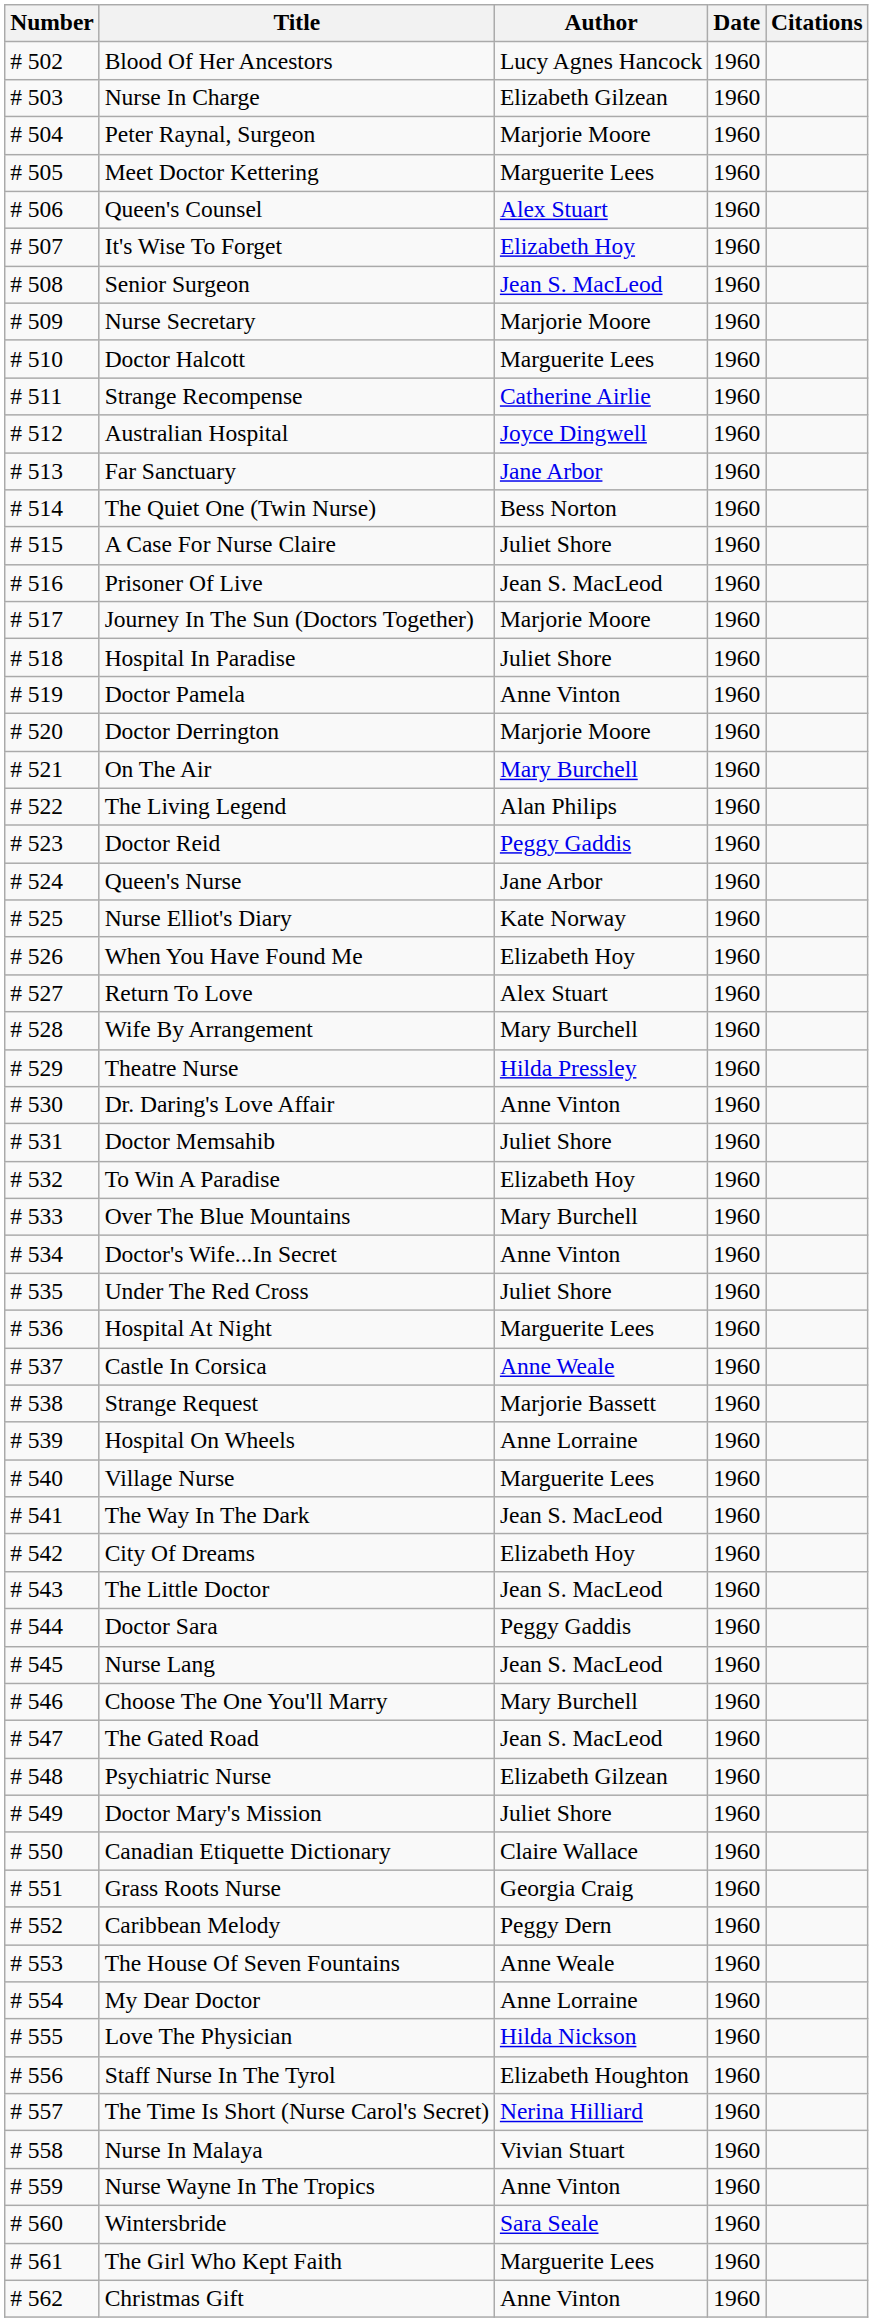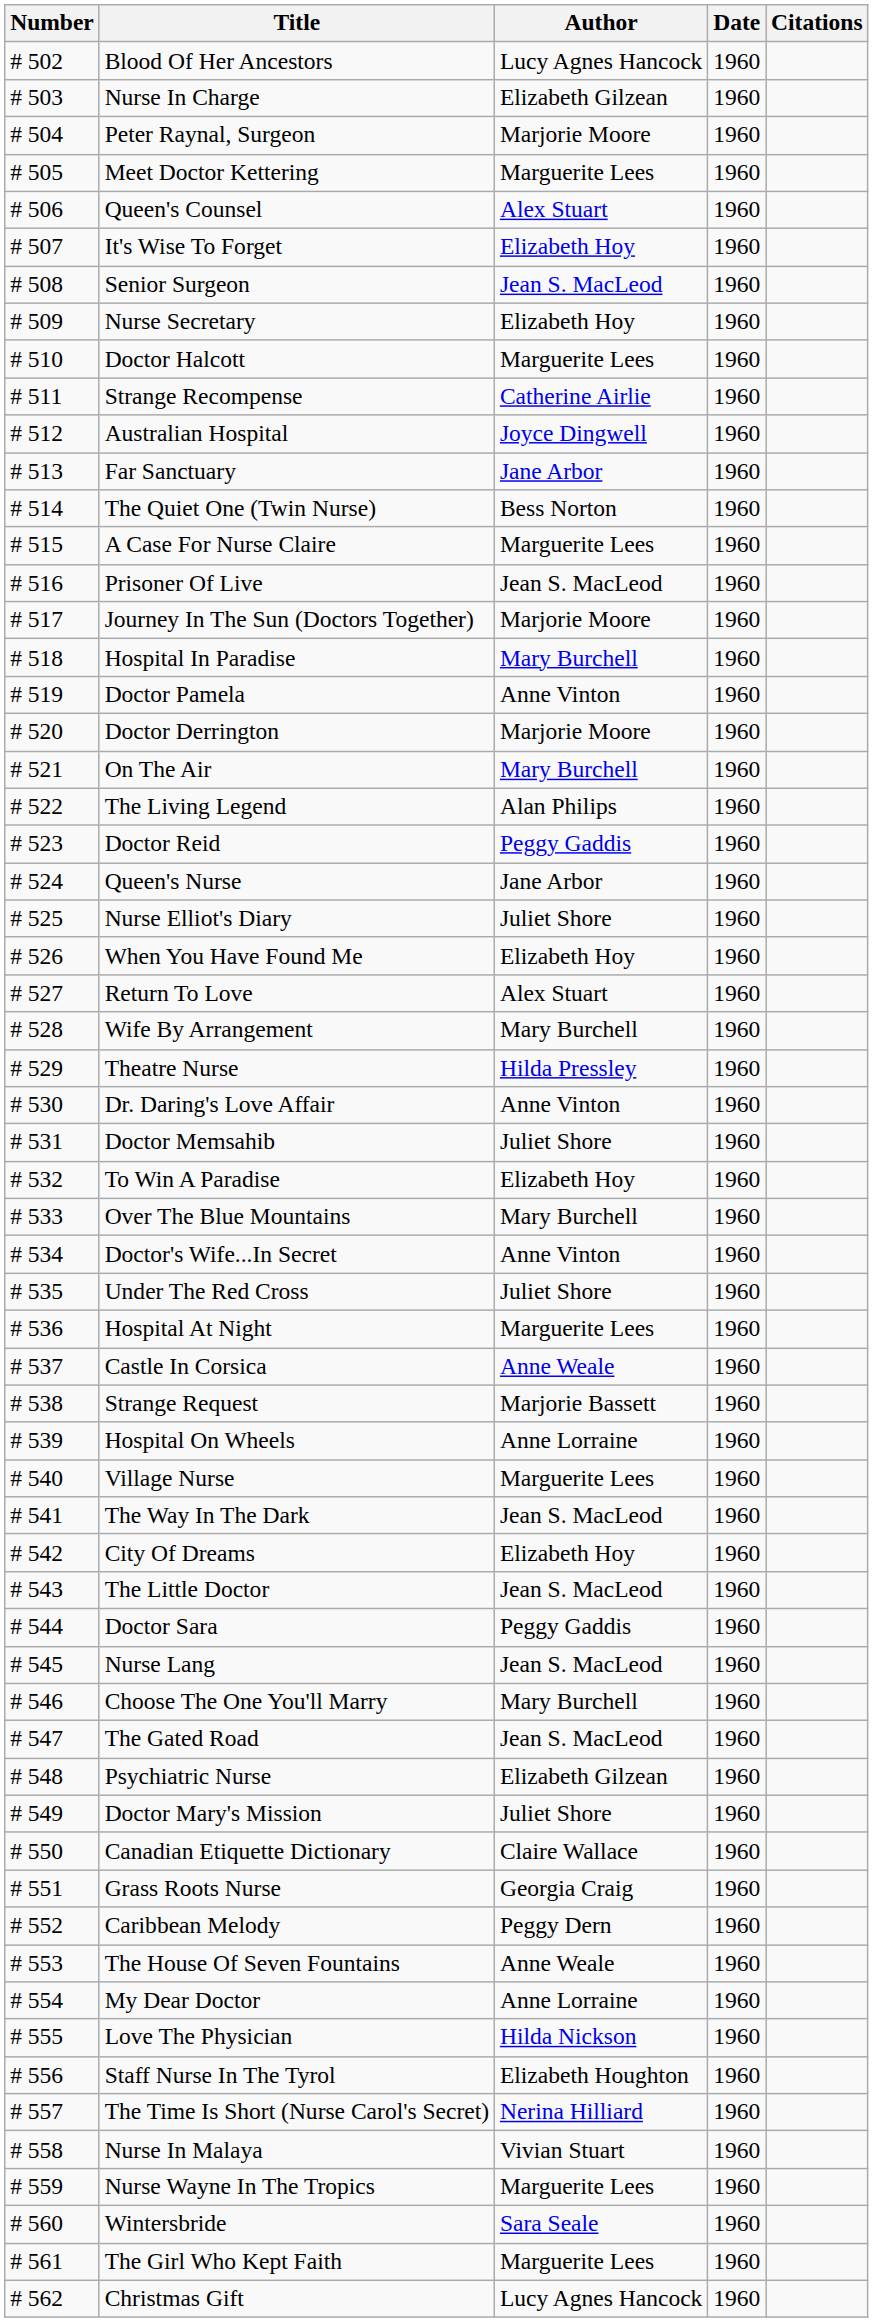(575, 321) Marjorie Moore -> (567, 321) Elizabeth Hoy
(556, 545) Juliet Shore -> (577, 545) Marguerite Lees
(556, 657) Juliet Shore -> (569, 657) Mary Burchell
(563, 918) Kate Norway -> (556, 918) Juliet Shore
(560, 2186) Anne Vinton -> (577, 2186) Marguerite Lees
(560, 2298) Anne Vinton -> (601, 2298) Lucy Agnes Hancock
